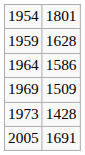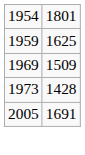(61, 41) 1628 -> (61, 41) 1625
- row: (23, 65)
